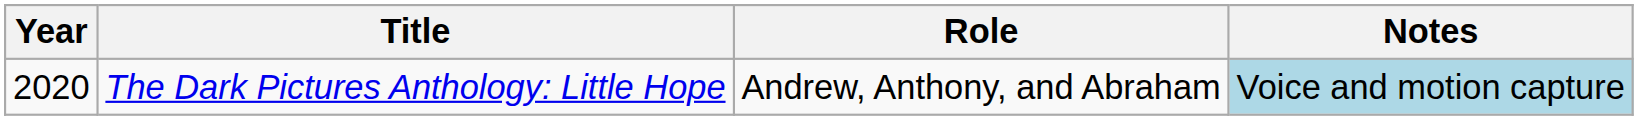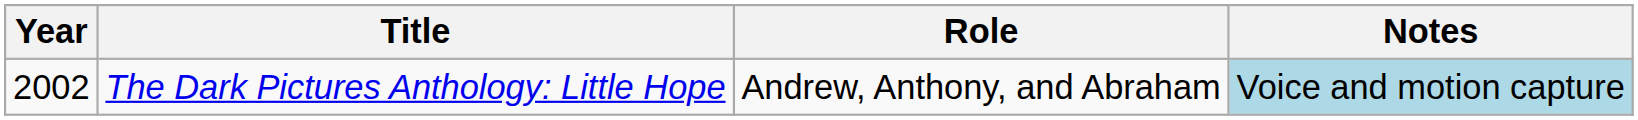(51, 86) 2020 -> (51, 86) 2002
